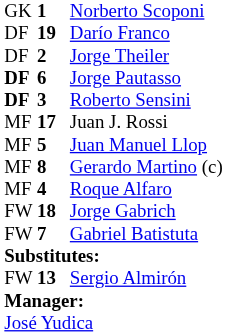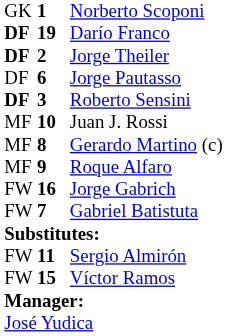(16, 33) normal -> (17, 33) bold
(16, 55) normal -> (17, 55) bold
(17, 77) bold -> (16, 77) normal
(47, 122) 17 -> (47, 122) 10
- row: (138, 144)
(42, 189) 4 -> (42, 166) 9
(47, 211) 18 -> (47, 189) 16
(47, 278) 13 -> (46, 255) 11
+ row: (122, 278)
